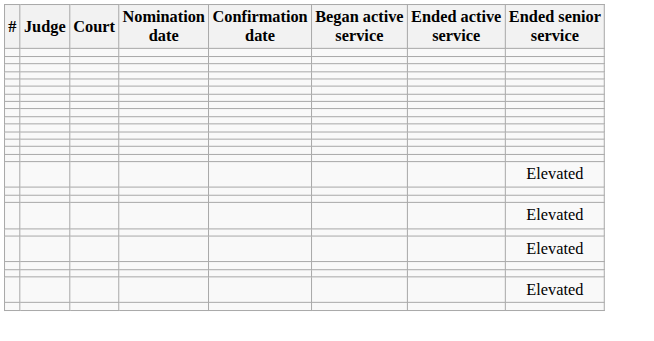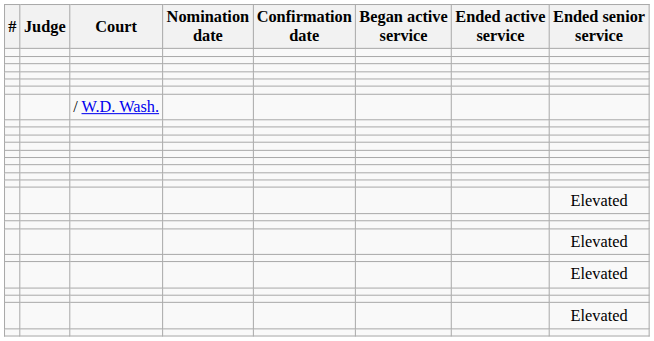+ row: (12, 107)
